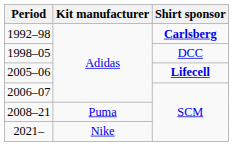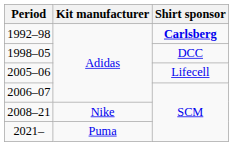(190, 72) bold -> (190, 72) normal
(103, 111) Puma -> (103, 111) Nike
(103, 131) Nike -> (103, 131) Puma
